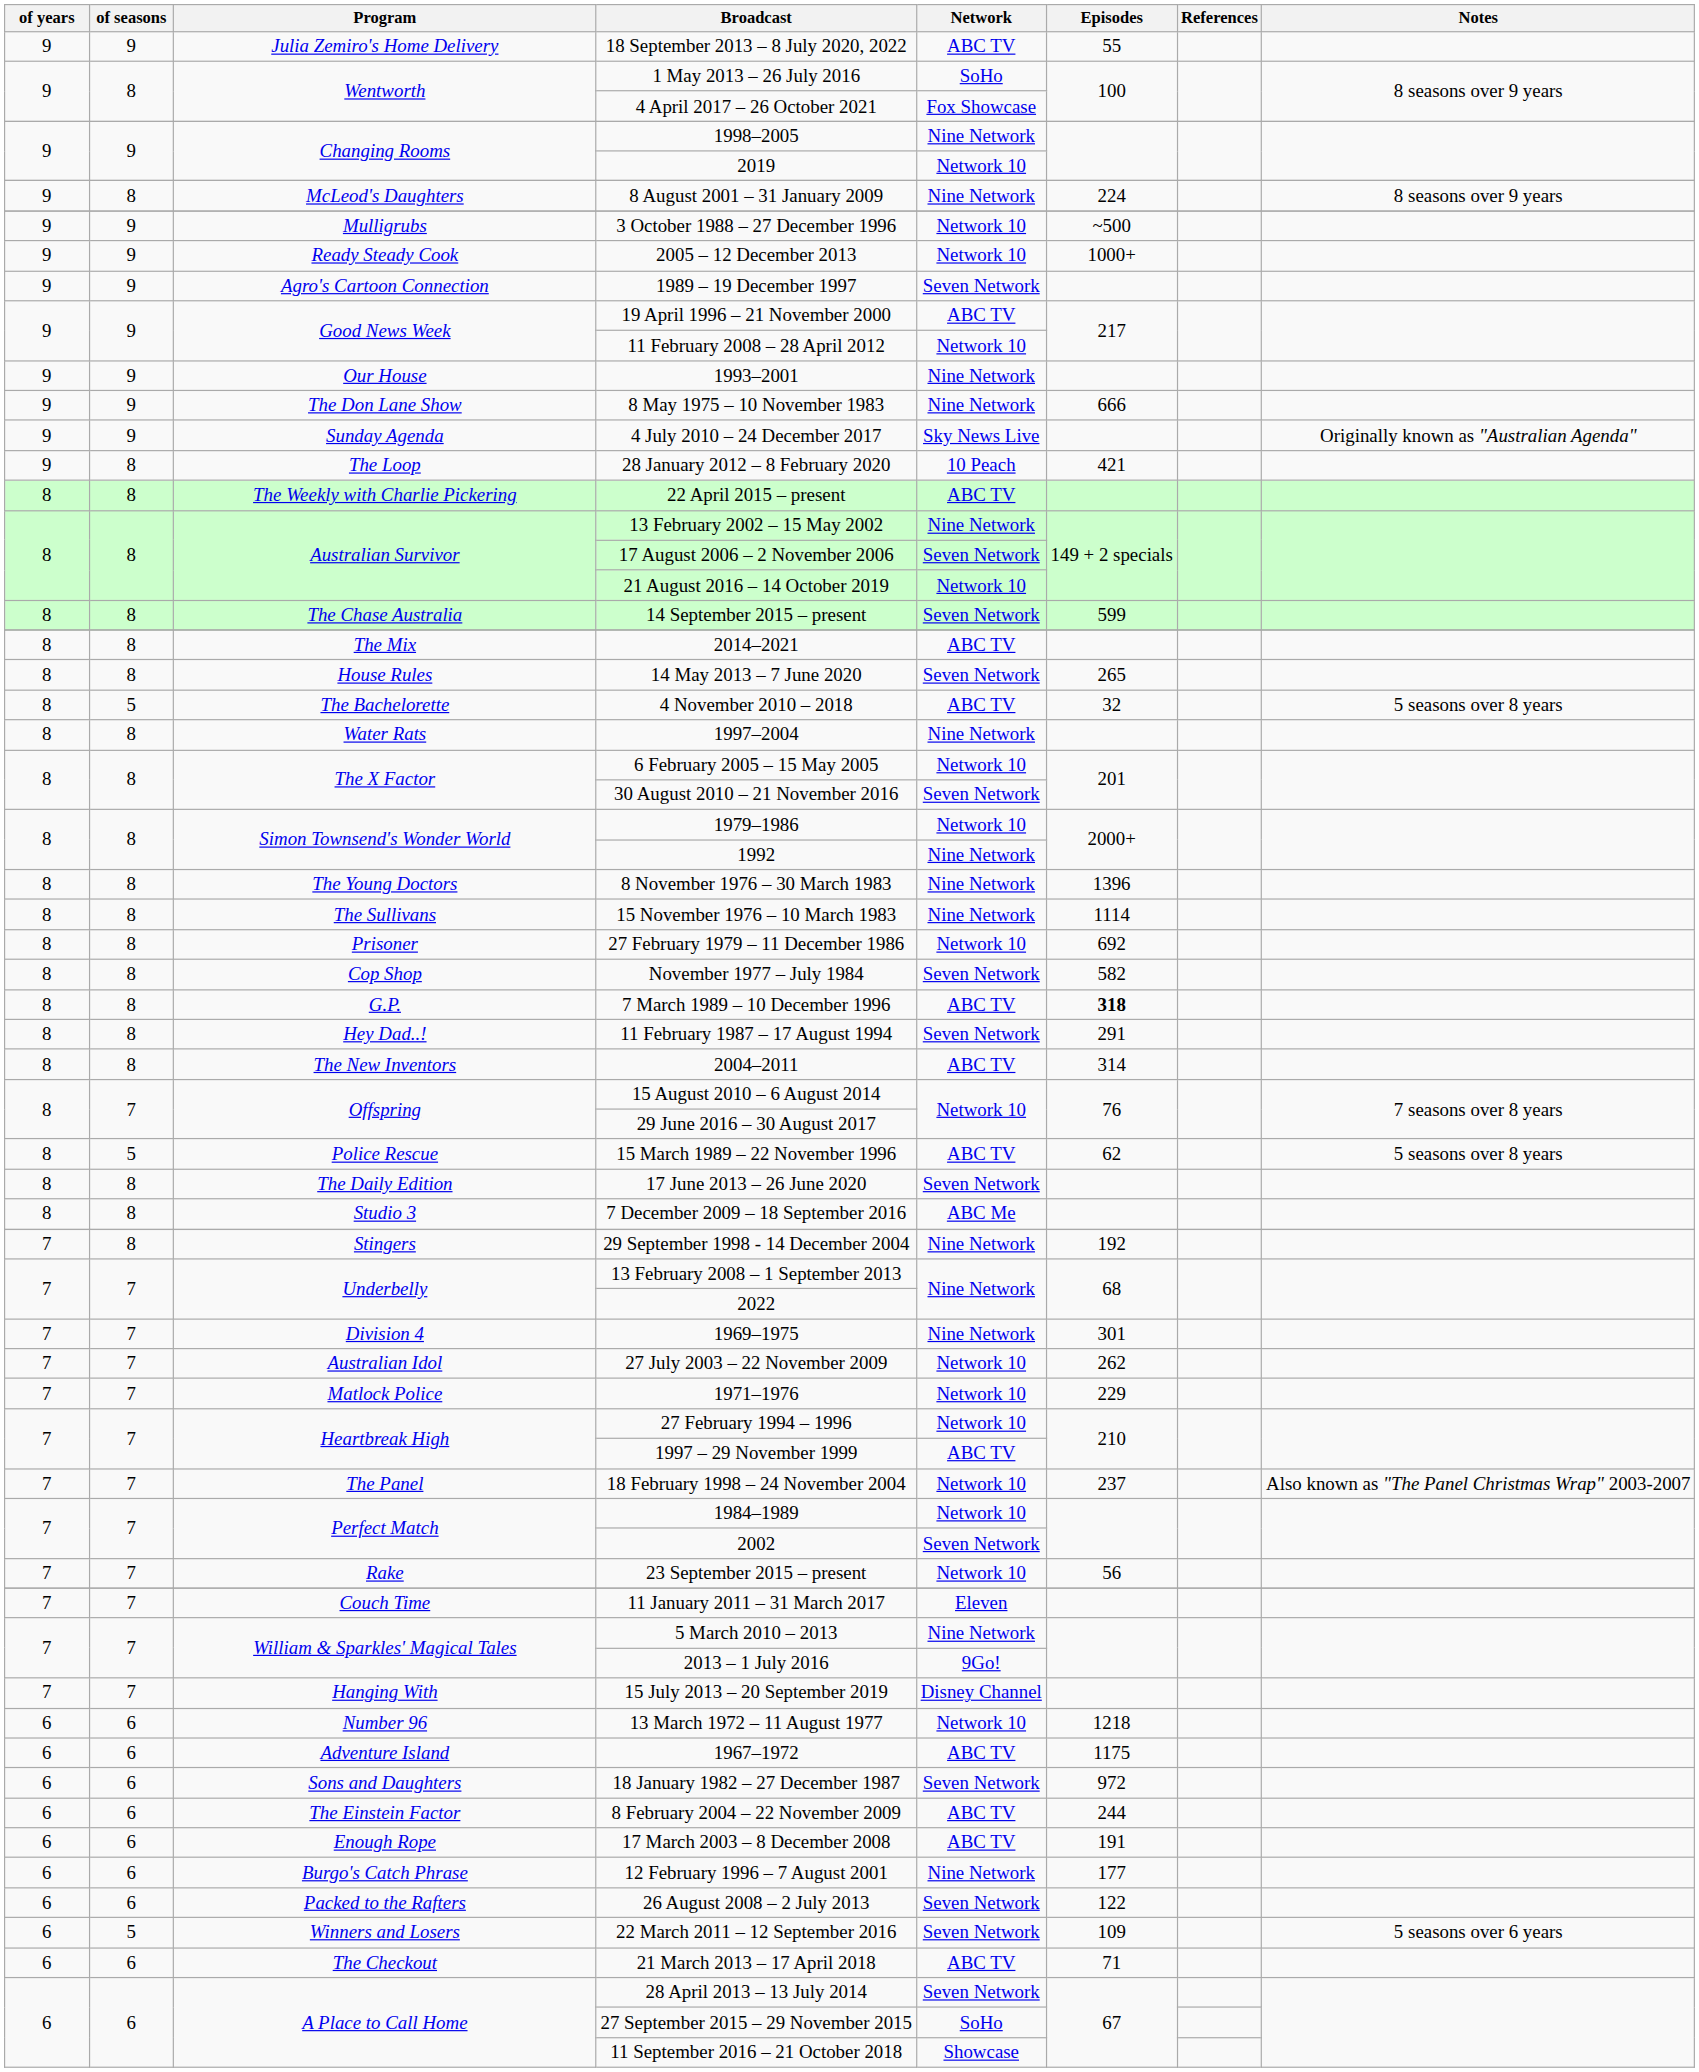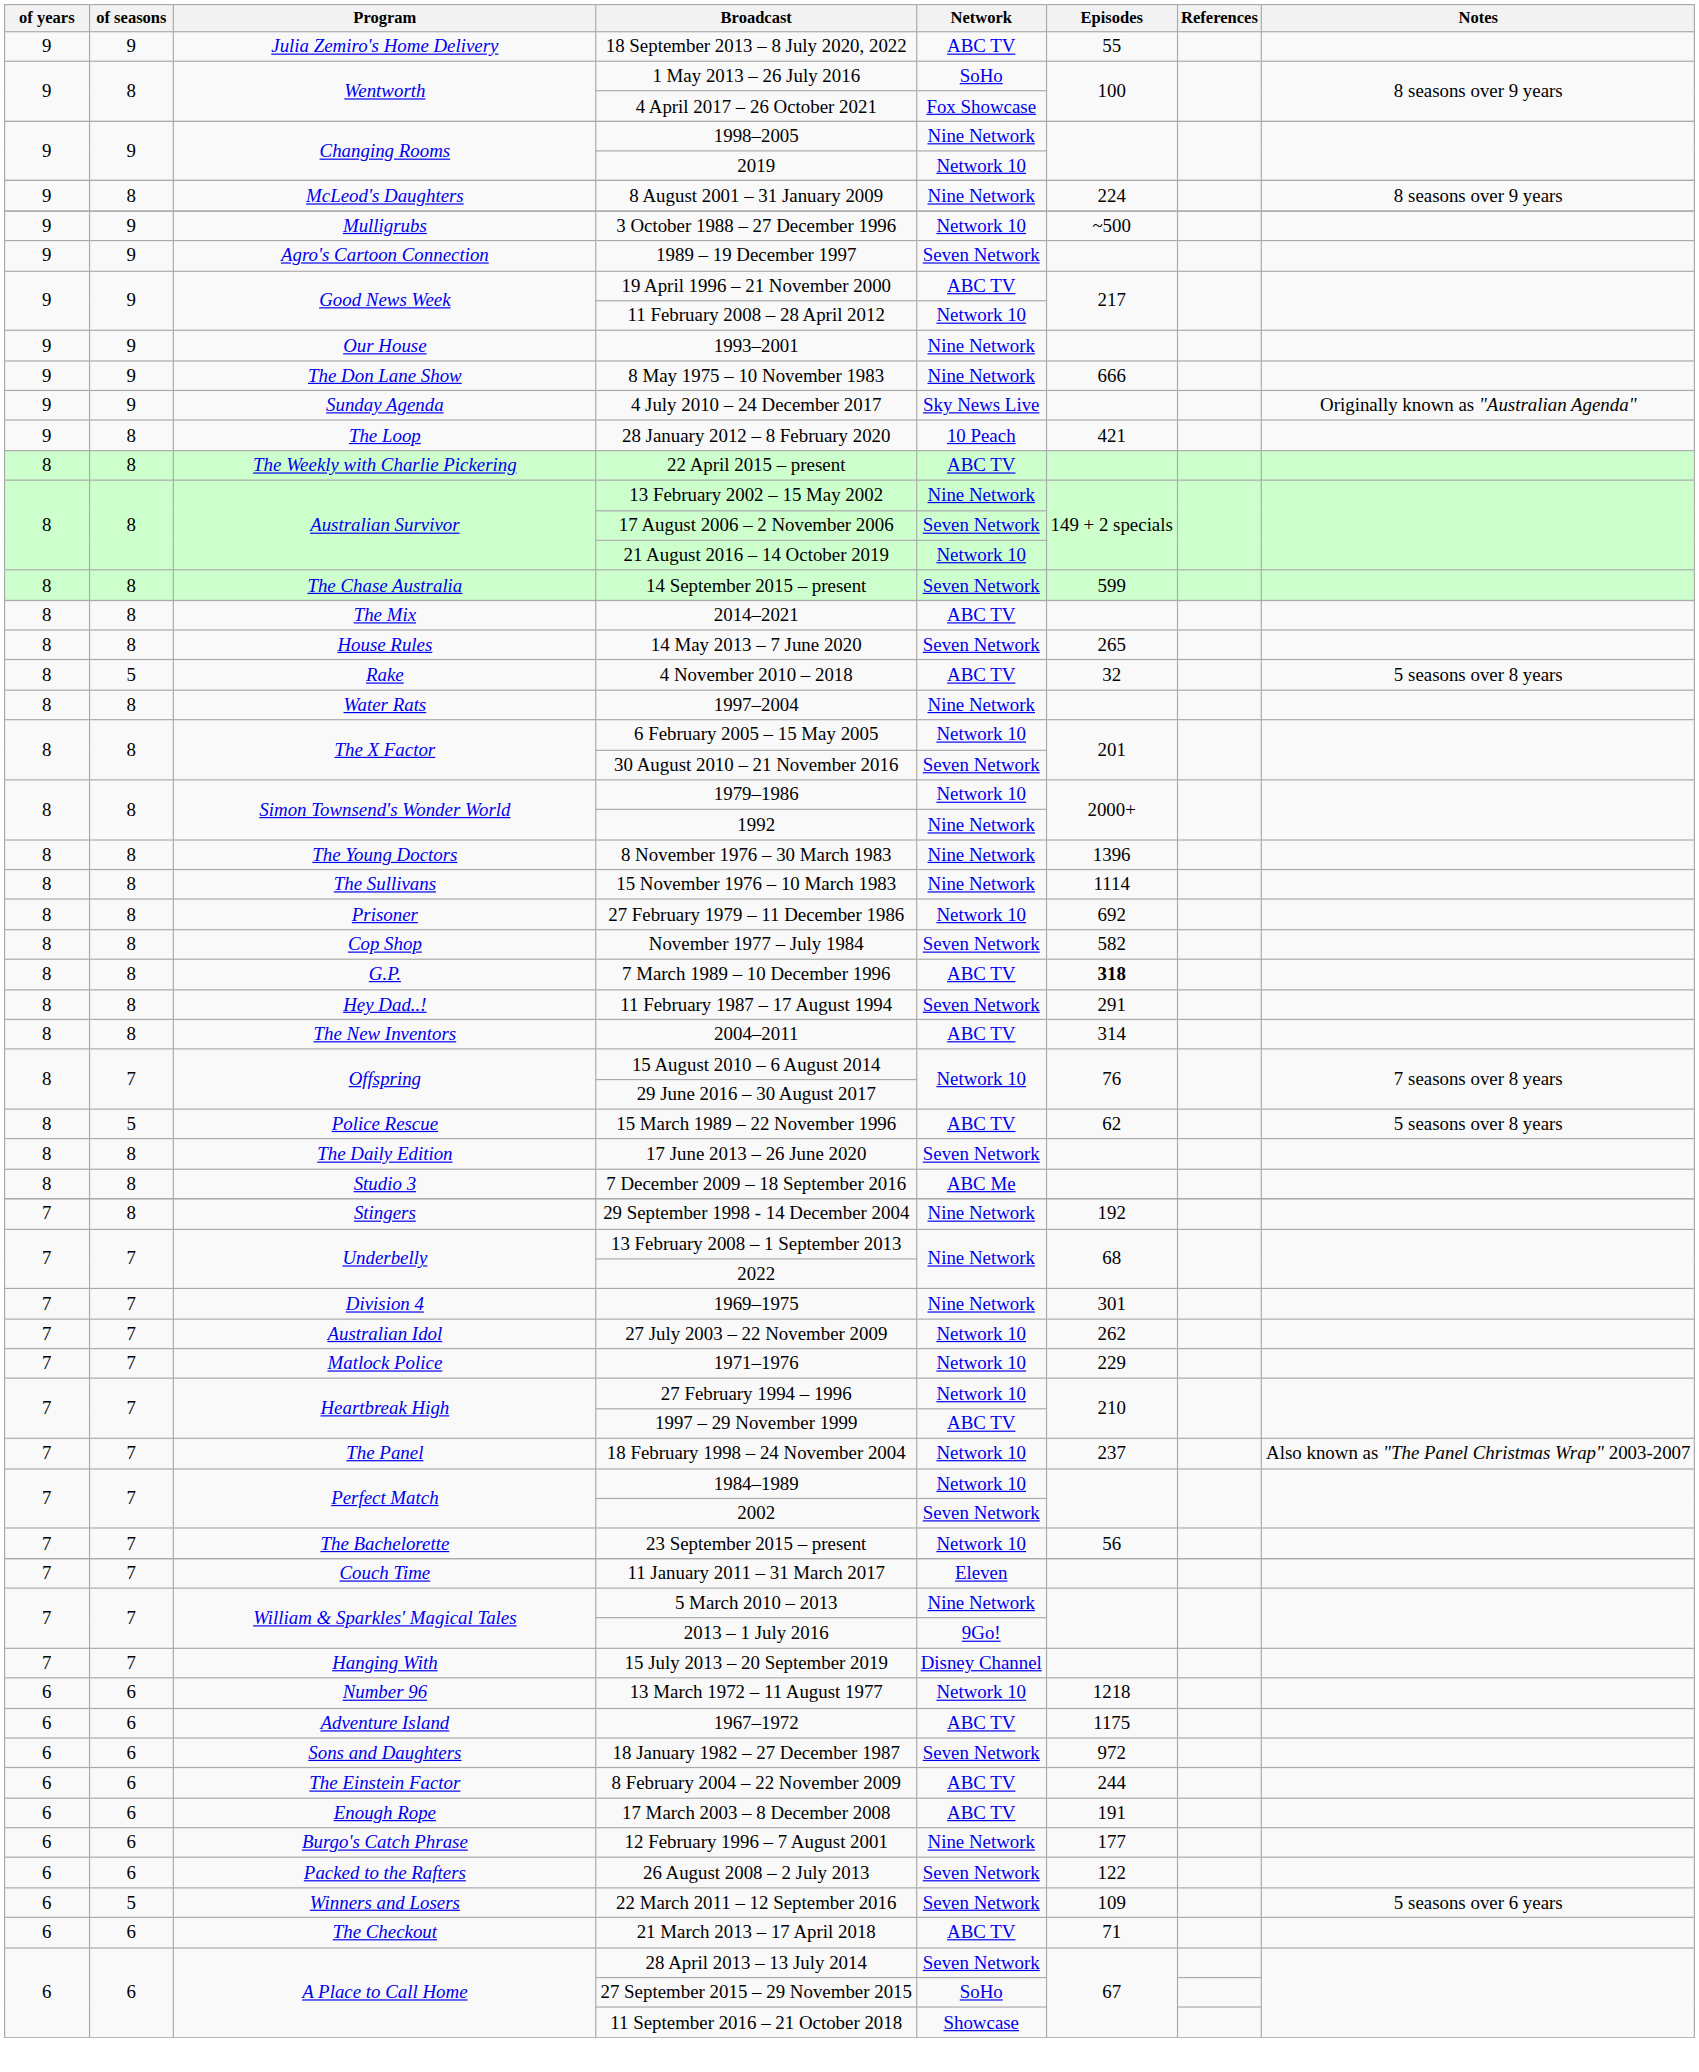- row: (756, 255)
(385, 704) The Bachelorette -> (385, 674) Rake
(385, 1573) Rake -> (385, 1543) The Bachelorette
